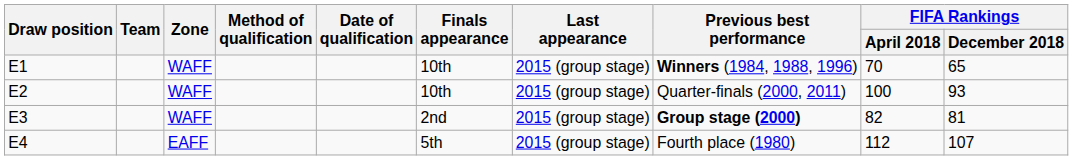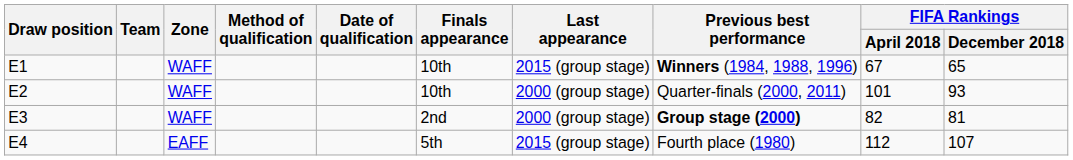(874, 67) 70 -> (874, 67) 67
(583, 92) 2015 (group stage) -> (583, 92) 2000 (group stage)
(878, 92) 100 -> (878, 92) 101
(583, 117) 2015 (group stage) -> (583, 117) 2000 (group stage)
